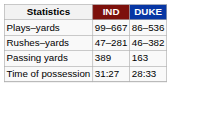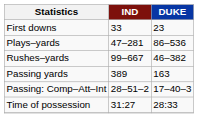+ row: (32, 27)
(111, 27) 99–667 -> (127, 43) 47–281
(111, 43) 47–281 -> (127, 58) 99–667
+ row: (56, 89)
